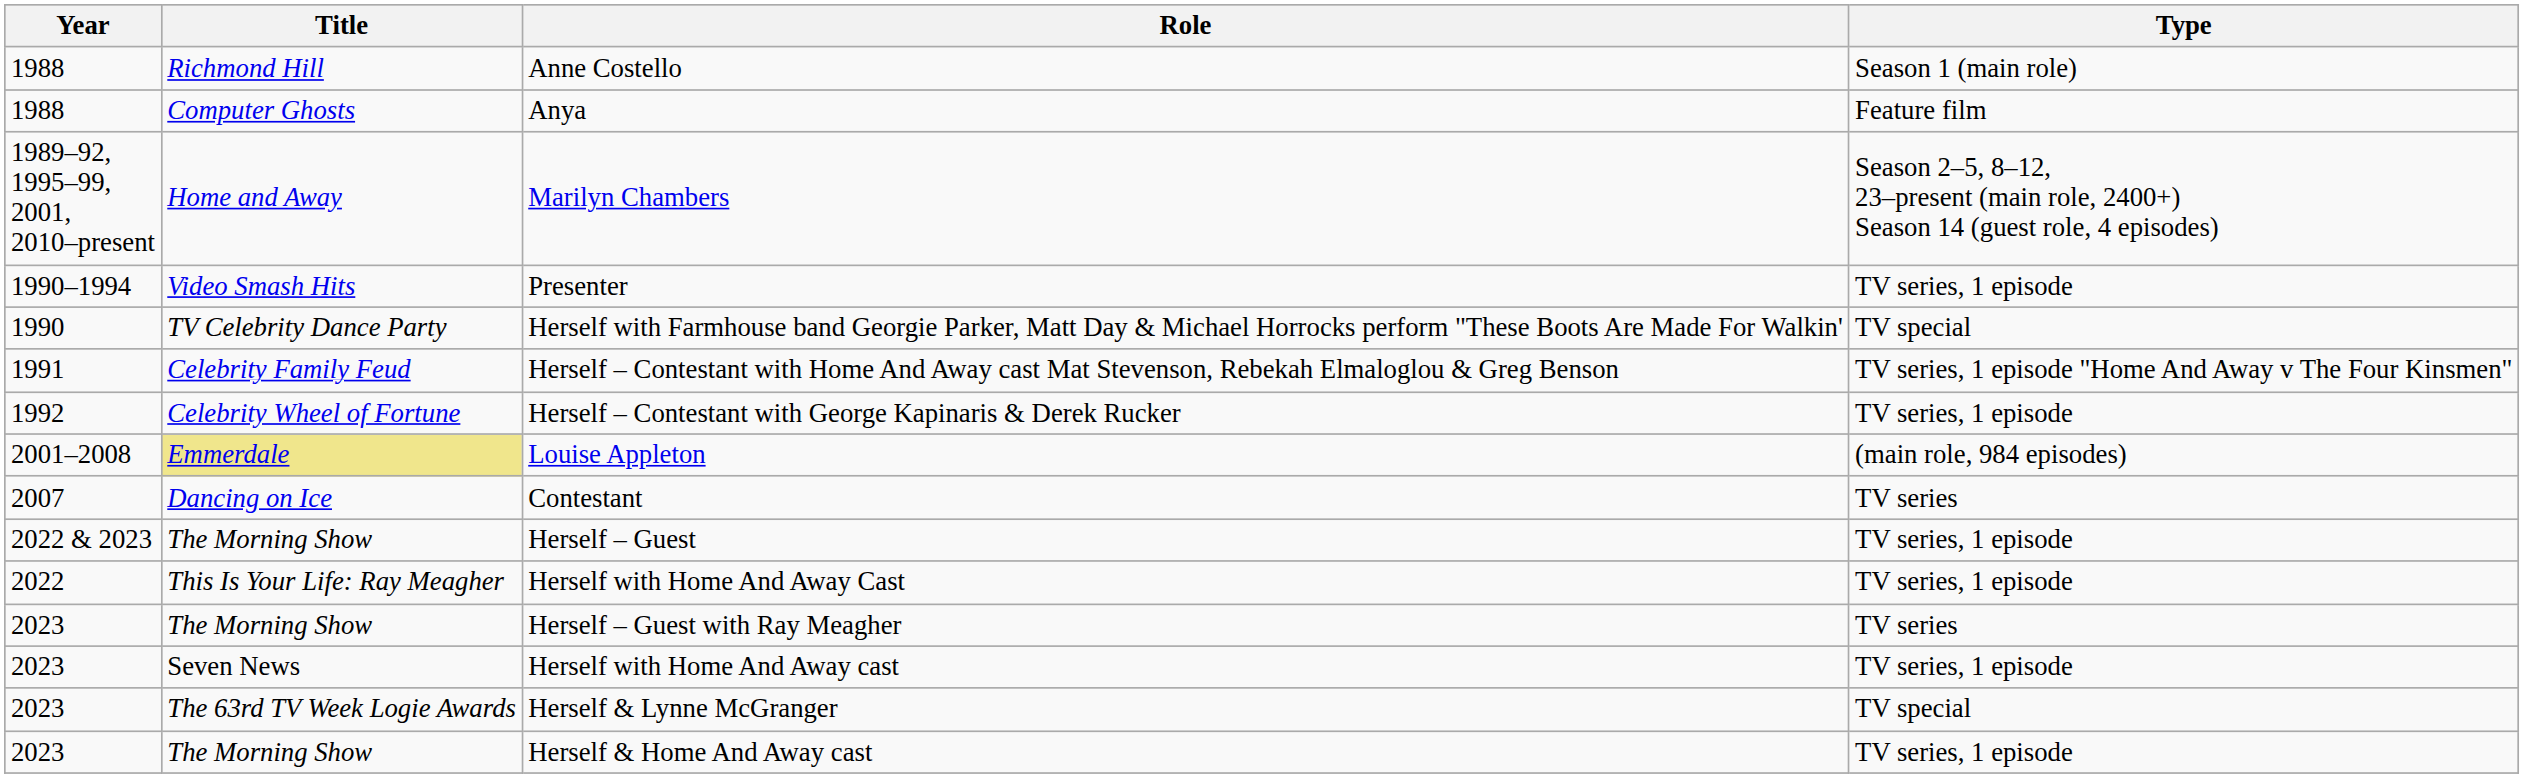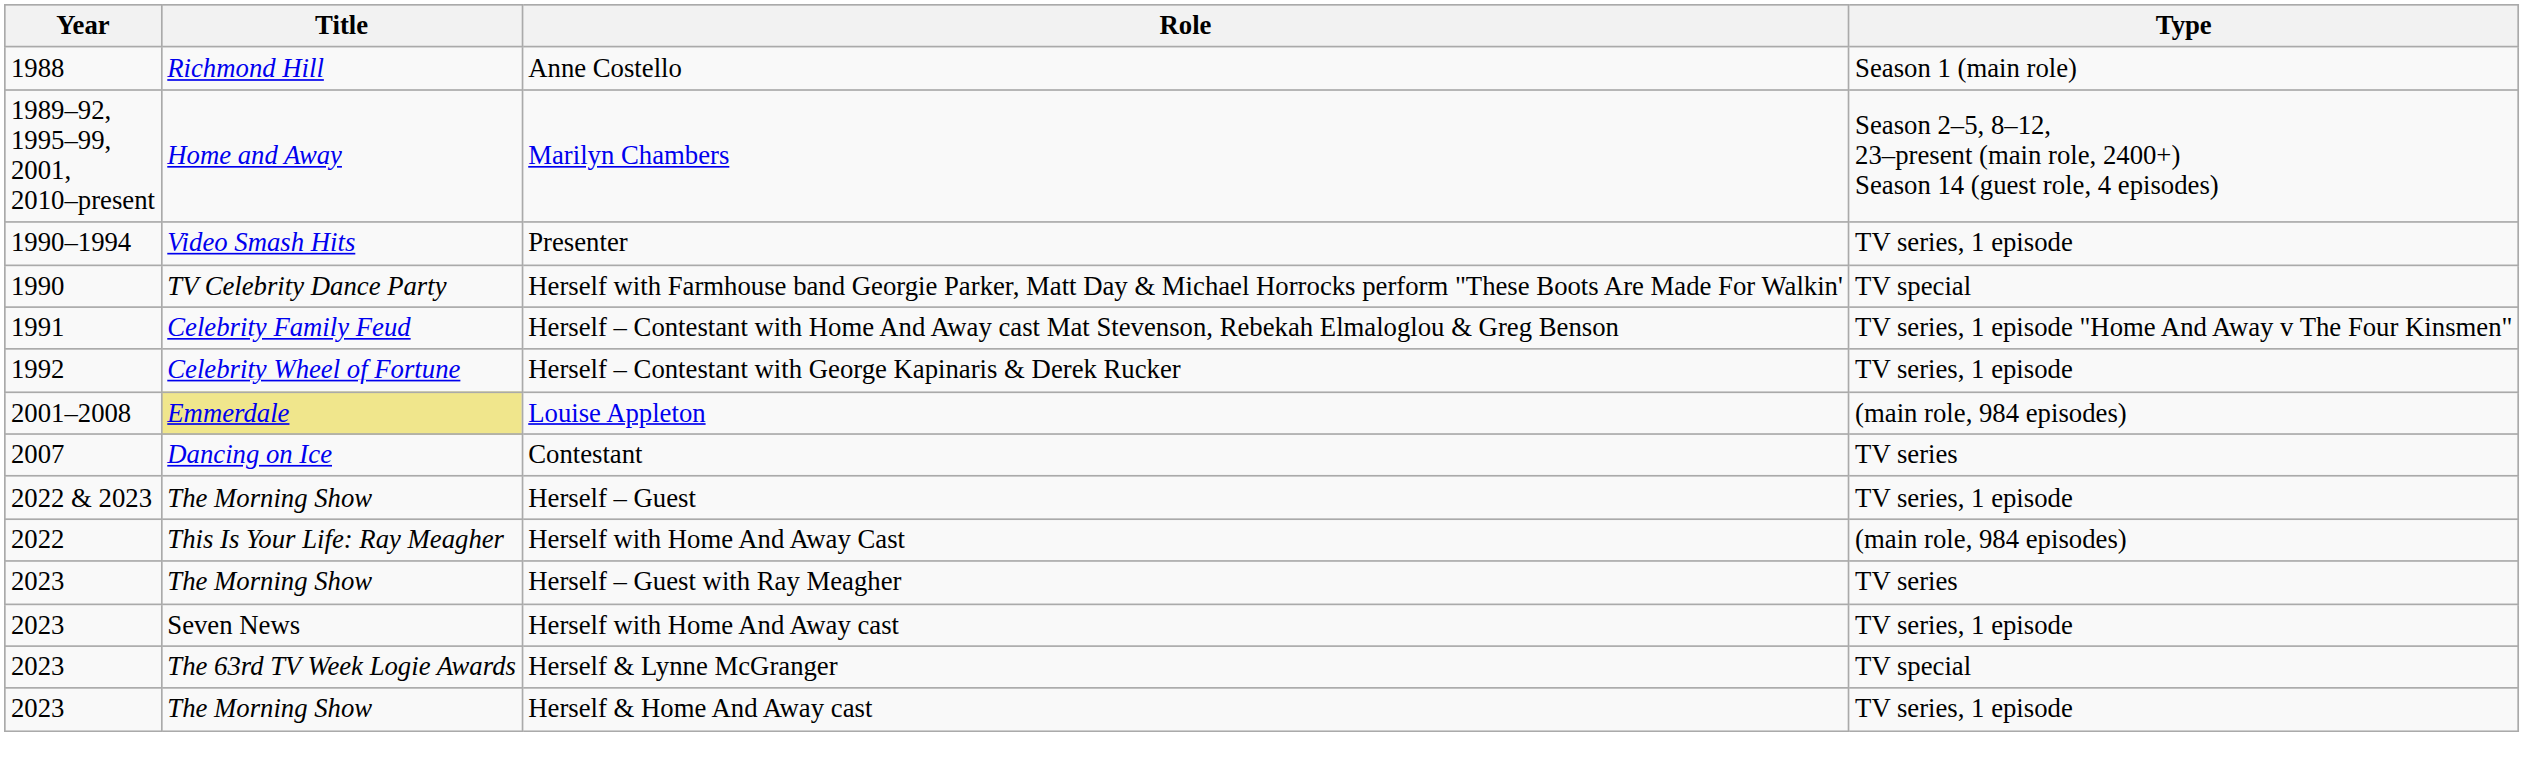- row: (557, 110)
(1964, 582) TV series, 1 episode -> (1991, 539) (main role, 984 episodes)
